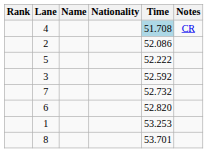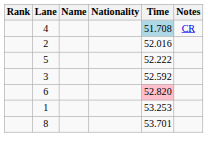(158, 44) 52.086 -> (158, 44) 52.016
- row: (46, 92)
(158, 108) no background -> (158, 92) pink background
